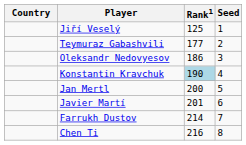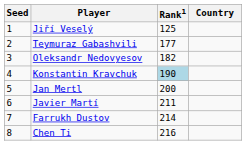columns swapped: (31, 13) <-> (228, 13)
(195, 59) 186 -> (168, 59) 182
(195, 103) 201 -> (168, 103) 211
